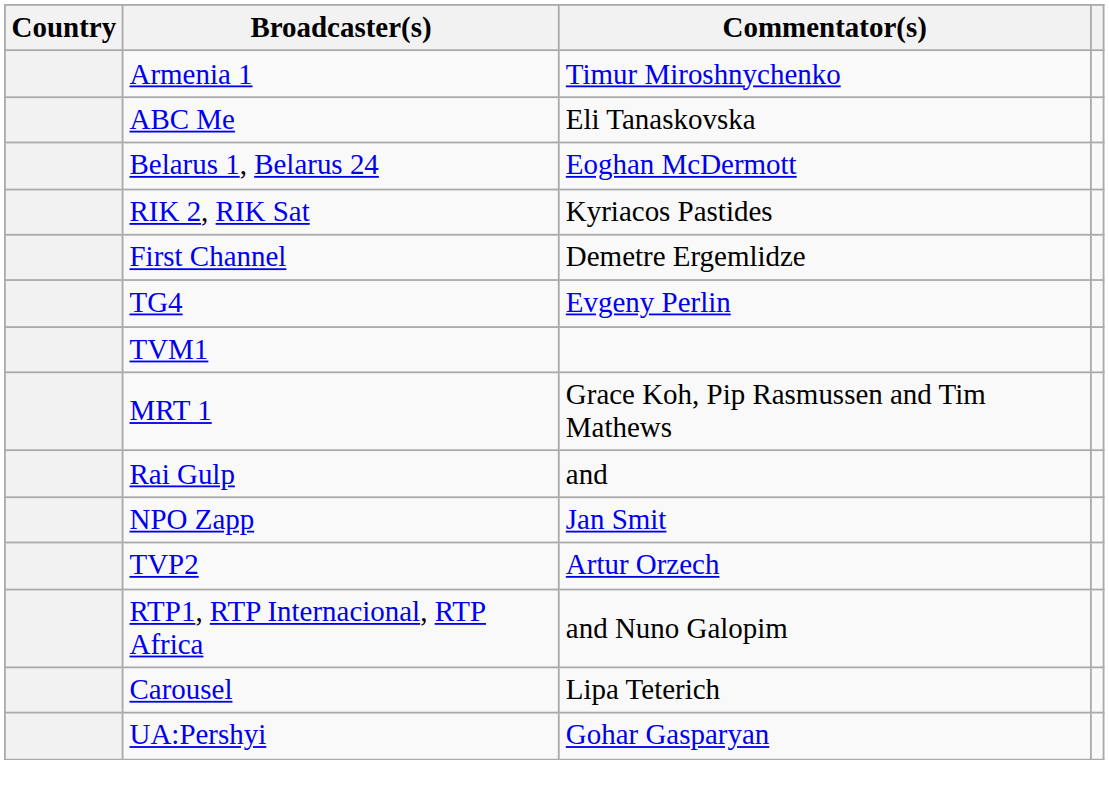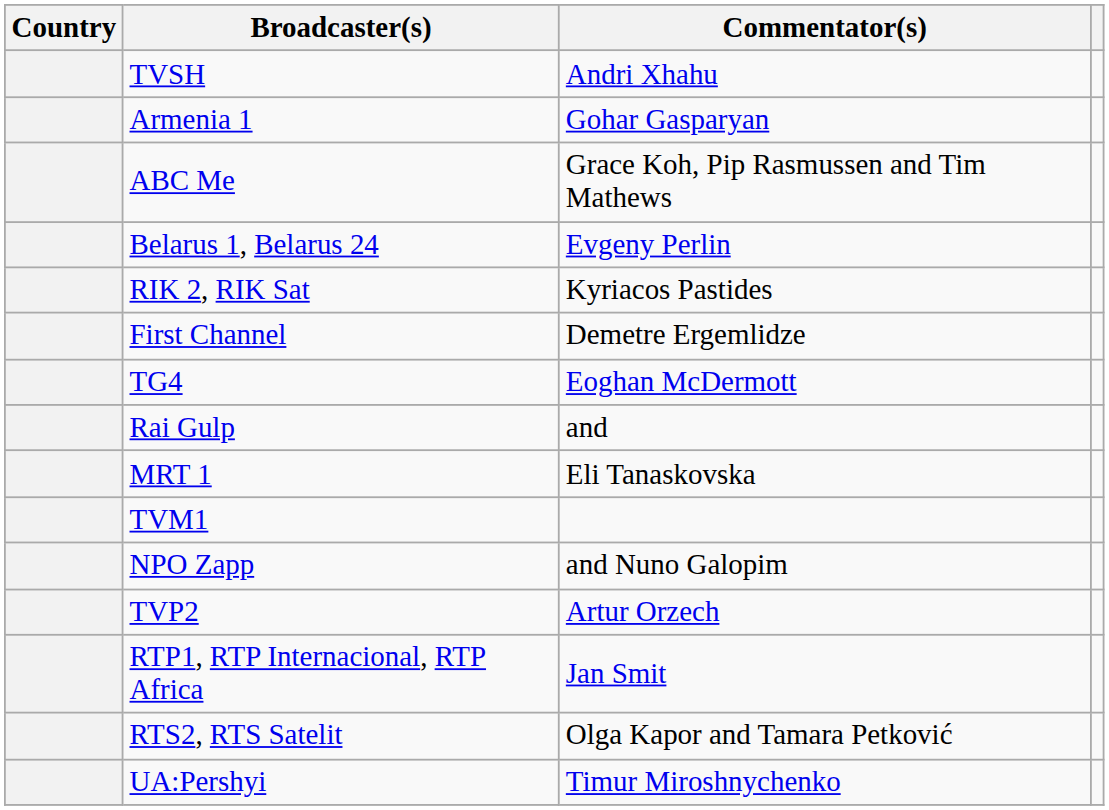+ row: (167, 73)
(703, 73) Timur Miroshnychenko -> (668, 119) Gohar Gasparyan
(661, 119) Eli Tanaskovska -> (776, 181) Grace Koh, Pip Rasmussen and Tim Mathews
(681, 165) Eoghan McDermott -> (648, 243) Evgeny Perlin
(648, 303) Evgeny Perlin -> (681, 381) Eoghan McDermott
rows swapped: (182, 473) <-> (169, 348)
(776, 411) Grace Koh, Pip Rasmussen and Tim Mathews -> (661, 473) Eli Tanaskovska
(616, 519) Jan Smit -> (677, 565) and Nuno Galopim
(677, 627) and Nuno Galopim -> (616, 673) Jan Smit
- row: (181, 689)
+ row: (236, 735)
(668, 735) Gohar Gasparyan -> (703, 781) Timur Miroshnychenko
